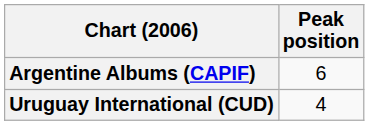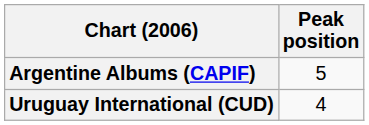(321, 73) 6 -> (321, 73) 5
